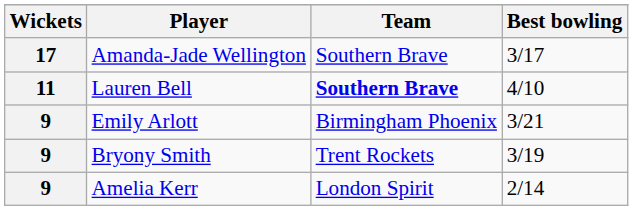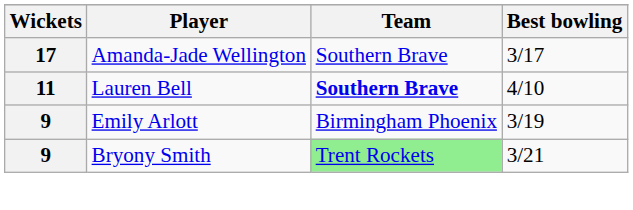(525, 121) 3/21 -> (525, 121) 3/19
(375, 155) no background -> (375, 155) lightgreen background
(525, 155) 3/19 -> (525, 155) 3/21
- row: (145, 188)
